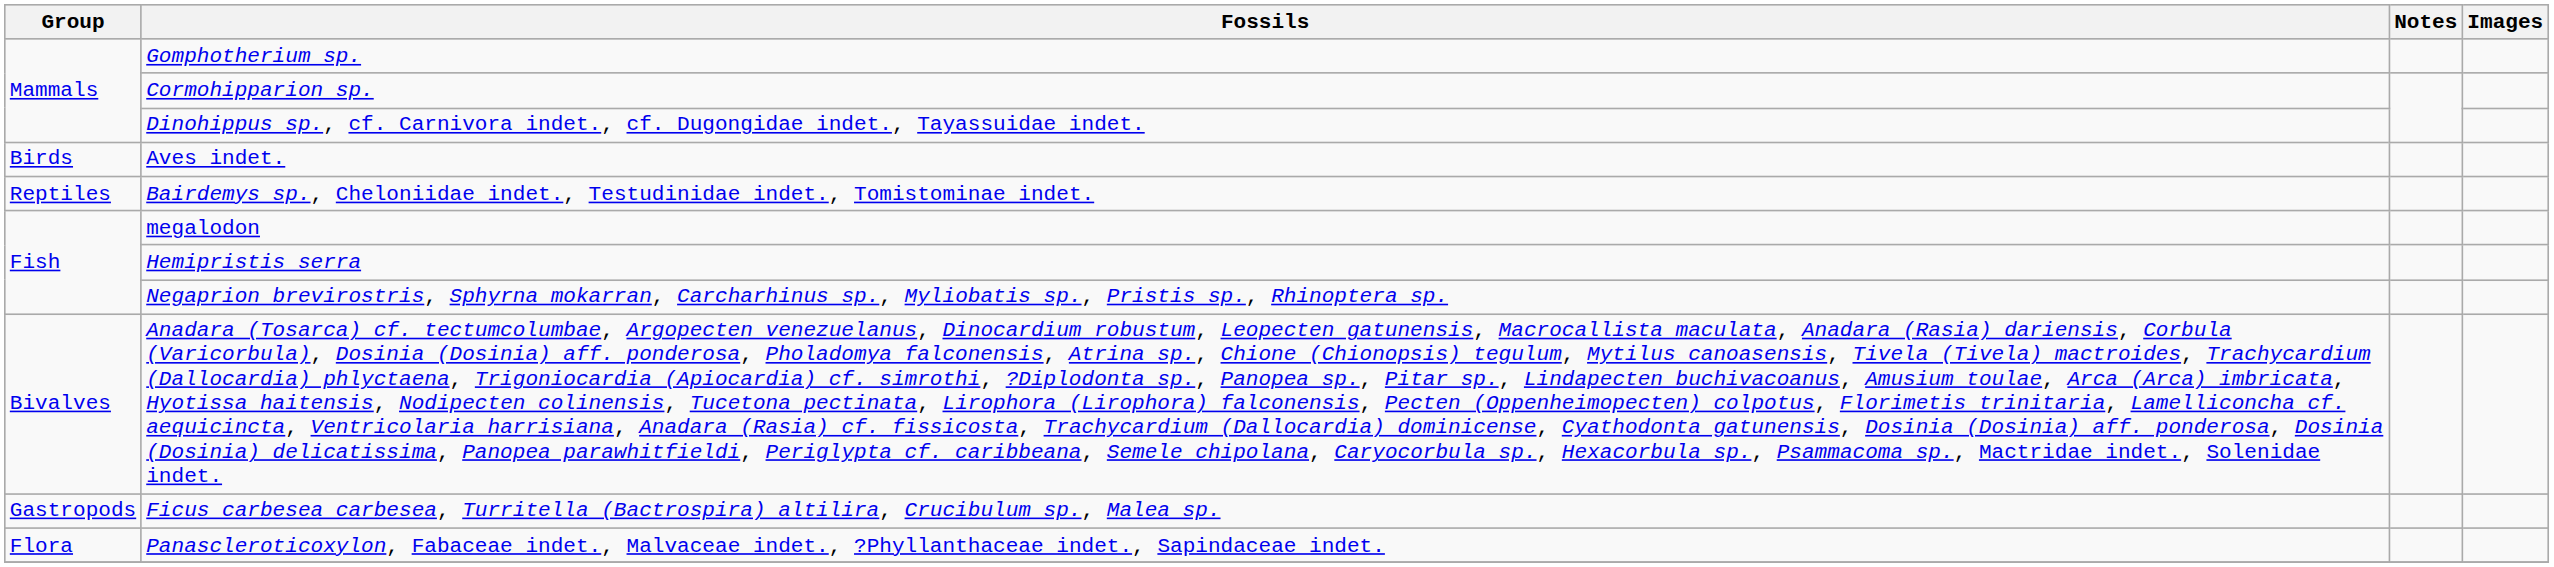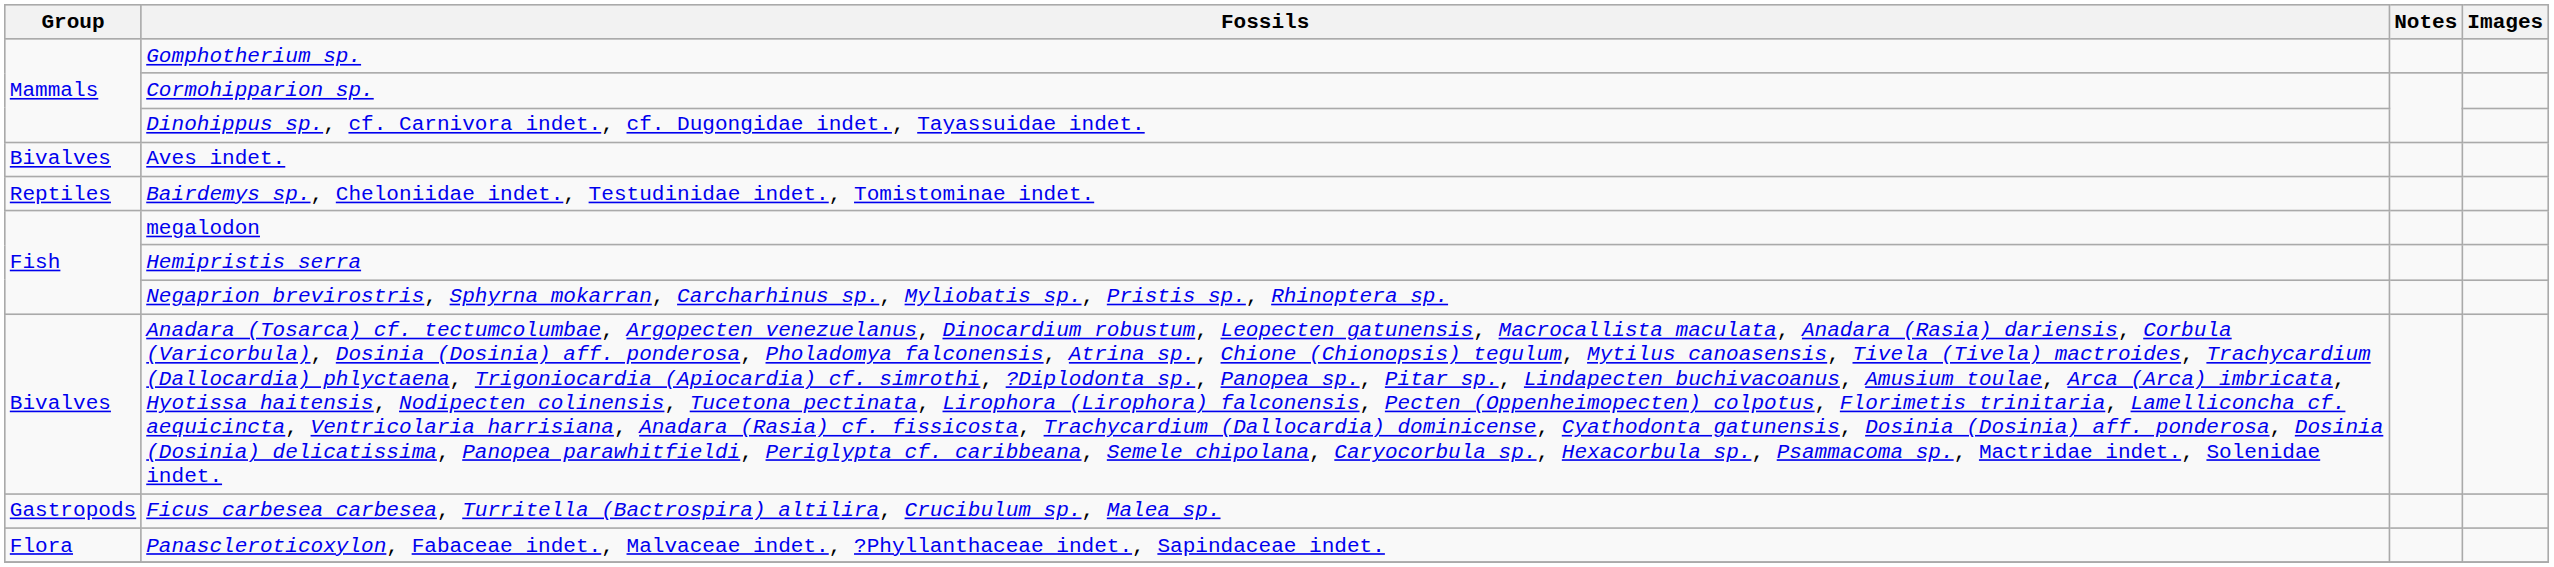(41, 159) Birds -> (60, 159) Bivalves
